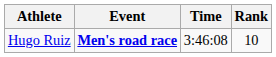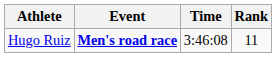(251, 40) 10 -> (251, 40) 11
